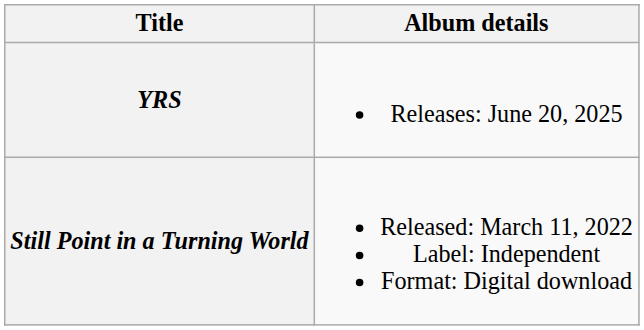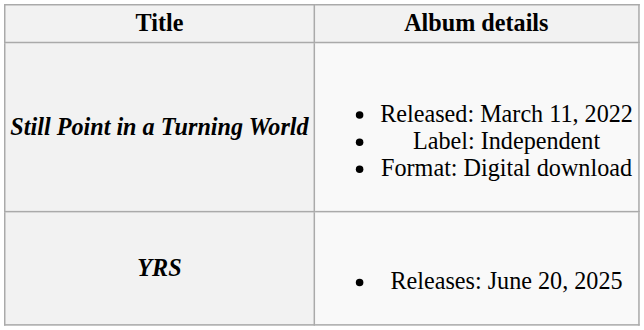rows swapped: (159, 240) <-> (159, 99)
